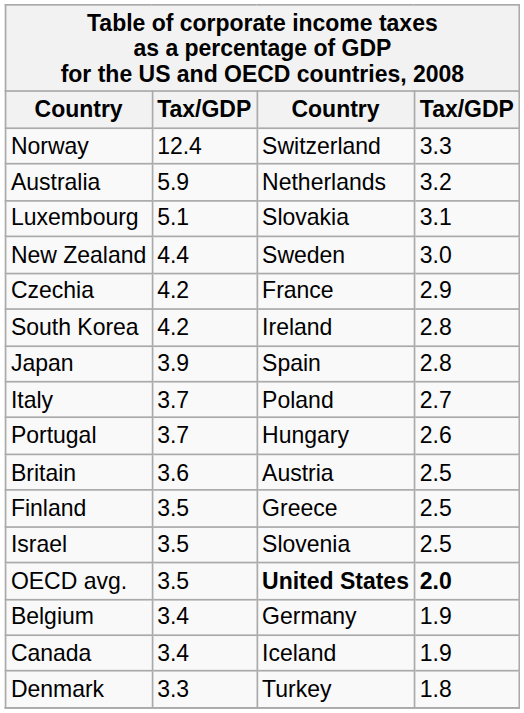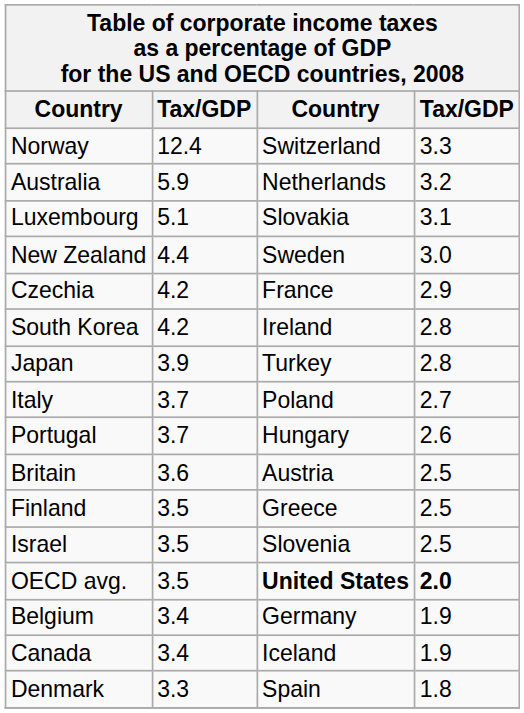(292, 363) Spain -> (297, 363) Turkey
(297, 690) Turkey -> (292, 690) Spain
